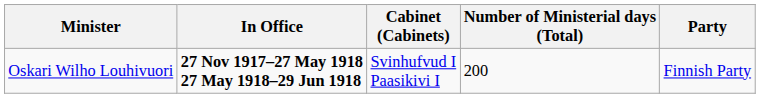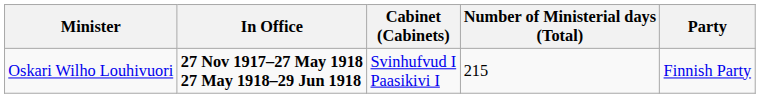(476, 70) 200 -> (476, 70) 215
